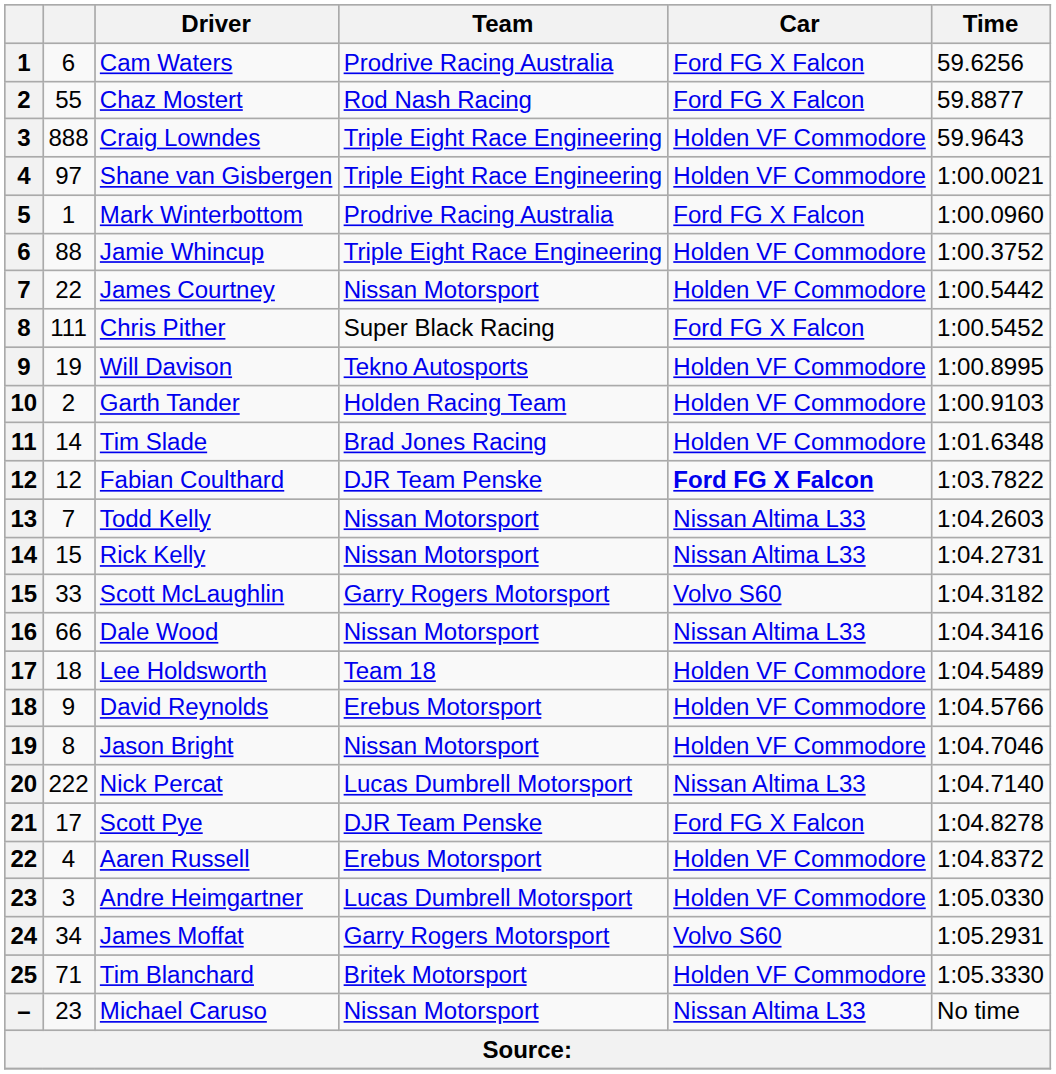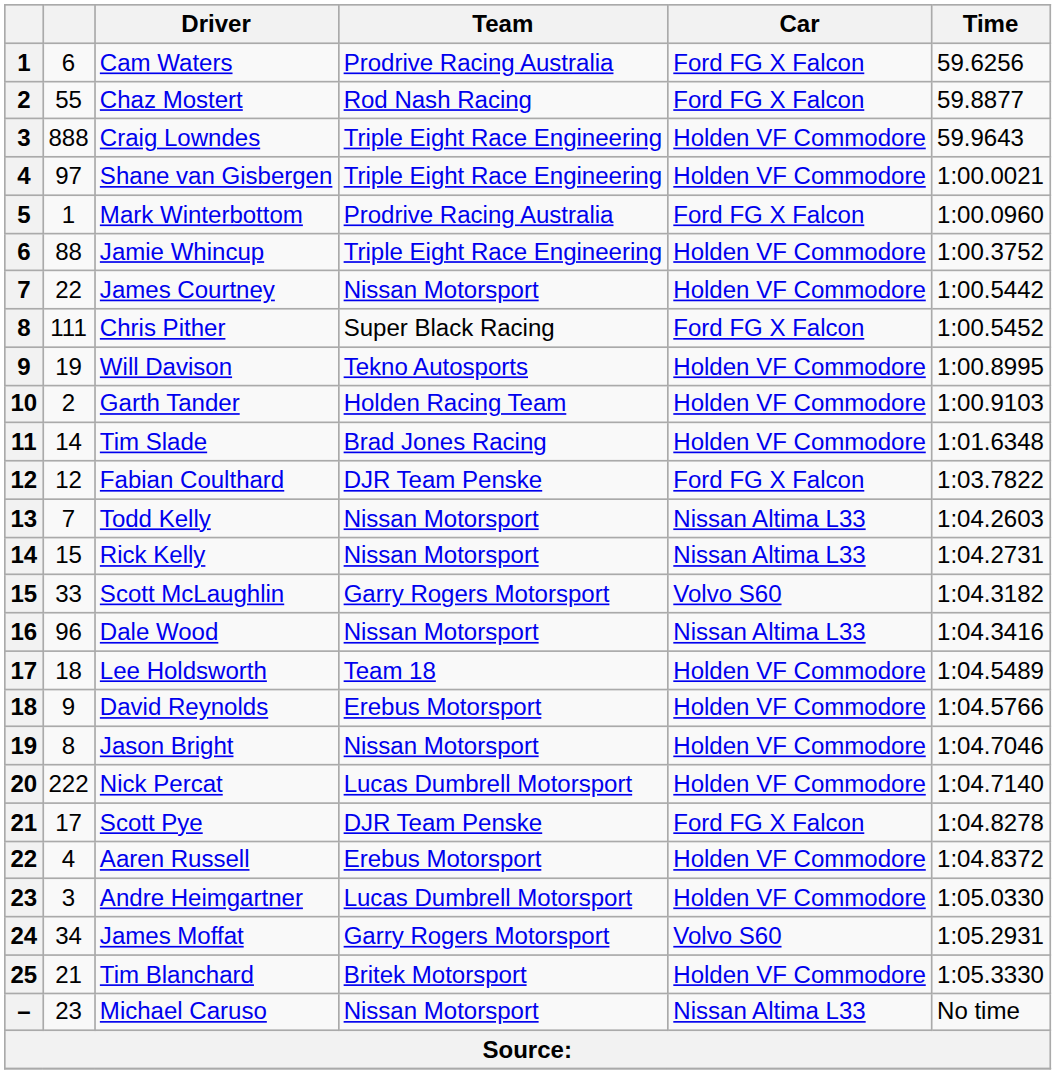(773, 480) bold -> (769, 480) normal
(69, 632) 66 -> (69, 632) 96
(769, 784) Nissan Altima L33 -> (800, 784) Holden VF Commodore
(69, 974) 71 -> (69, 974) 21
